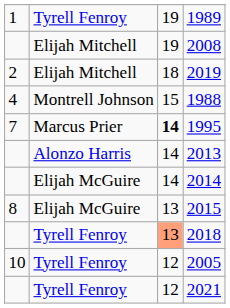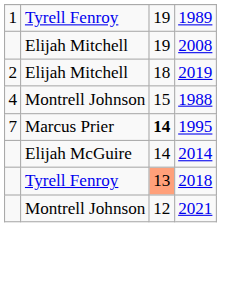- row: (204, 153)
- row: (204, 208)
- row: (204, 262)
(80, 289) Tyrell Fenroy -> (85, 208) Montrell Johnson
